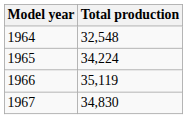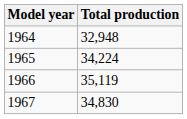(100, 37) 32,548 -> (100, 37) 32,948
